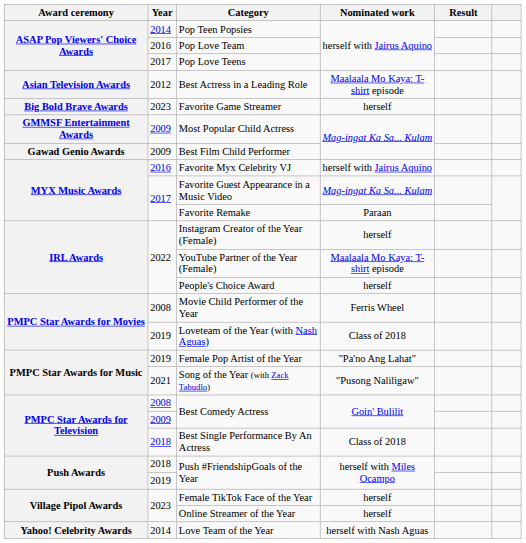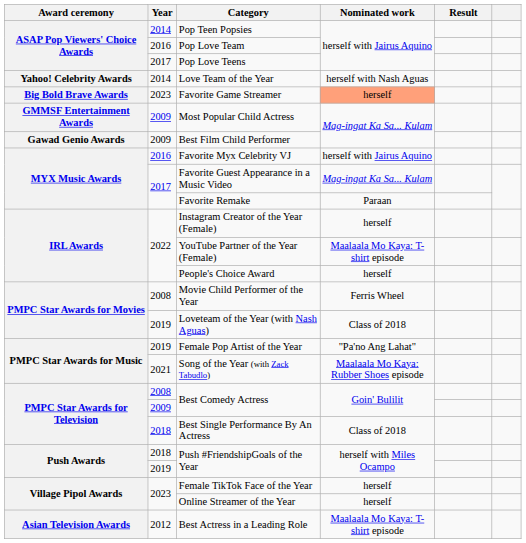rows swapped: (161, 84) <-> (161, 530)
(377, 106) no background -> (377, 95) lightsalmon background
(377, 380) "Pusong Naliligaw" -> (377, 369) Maalaala Mo Kaya: Rubber Shoes episode
